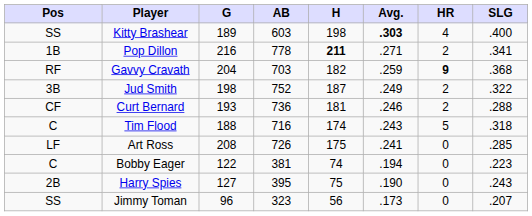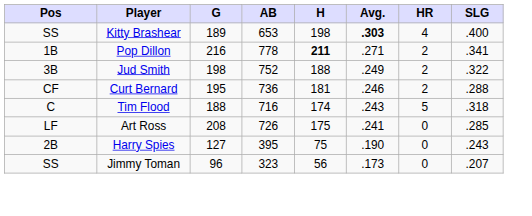(281, 32) 603 -> (268, 32) 653
- row: (150, 70)
(336, 88) 187 -> (320, 70) 188
(227, 107) 193 -> (216, 88) 195
- row: (150, 164)
